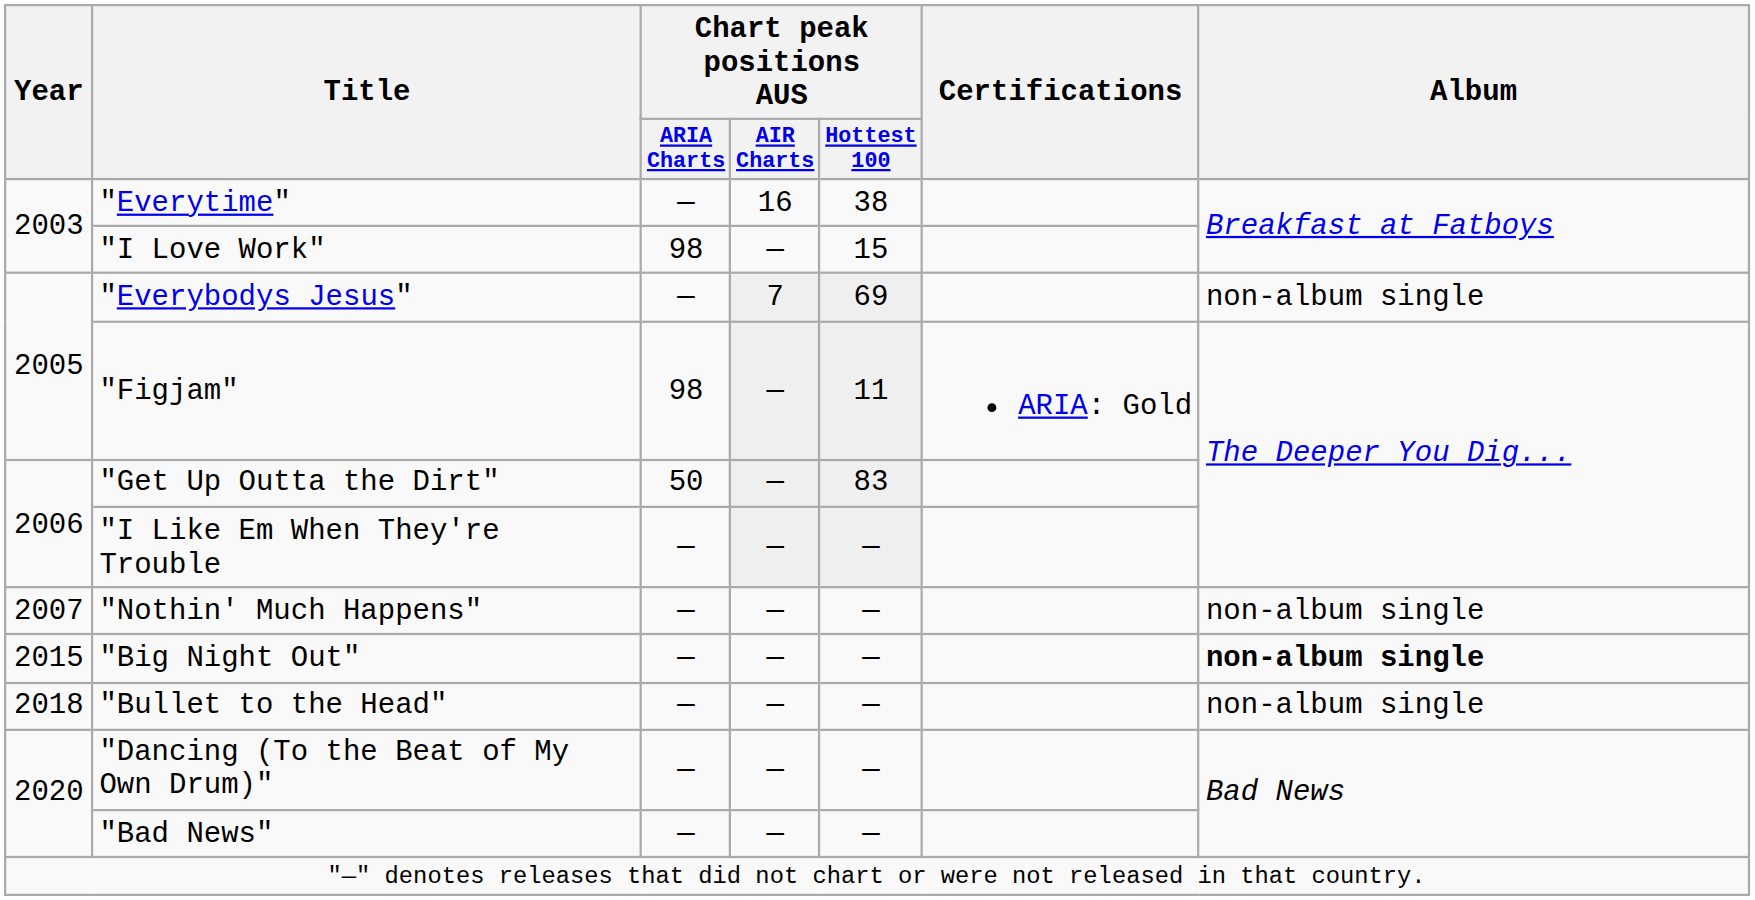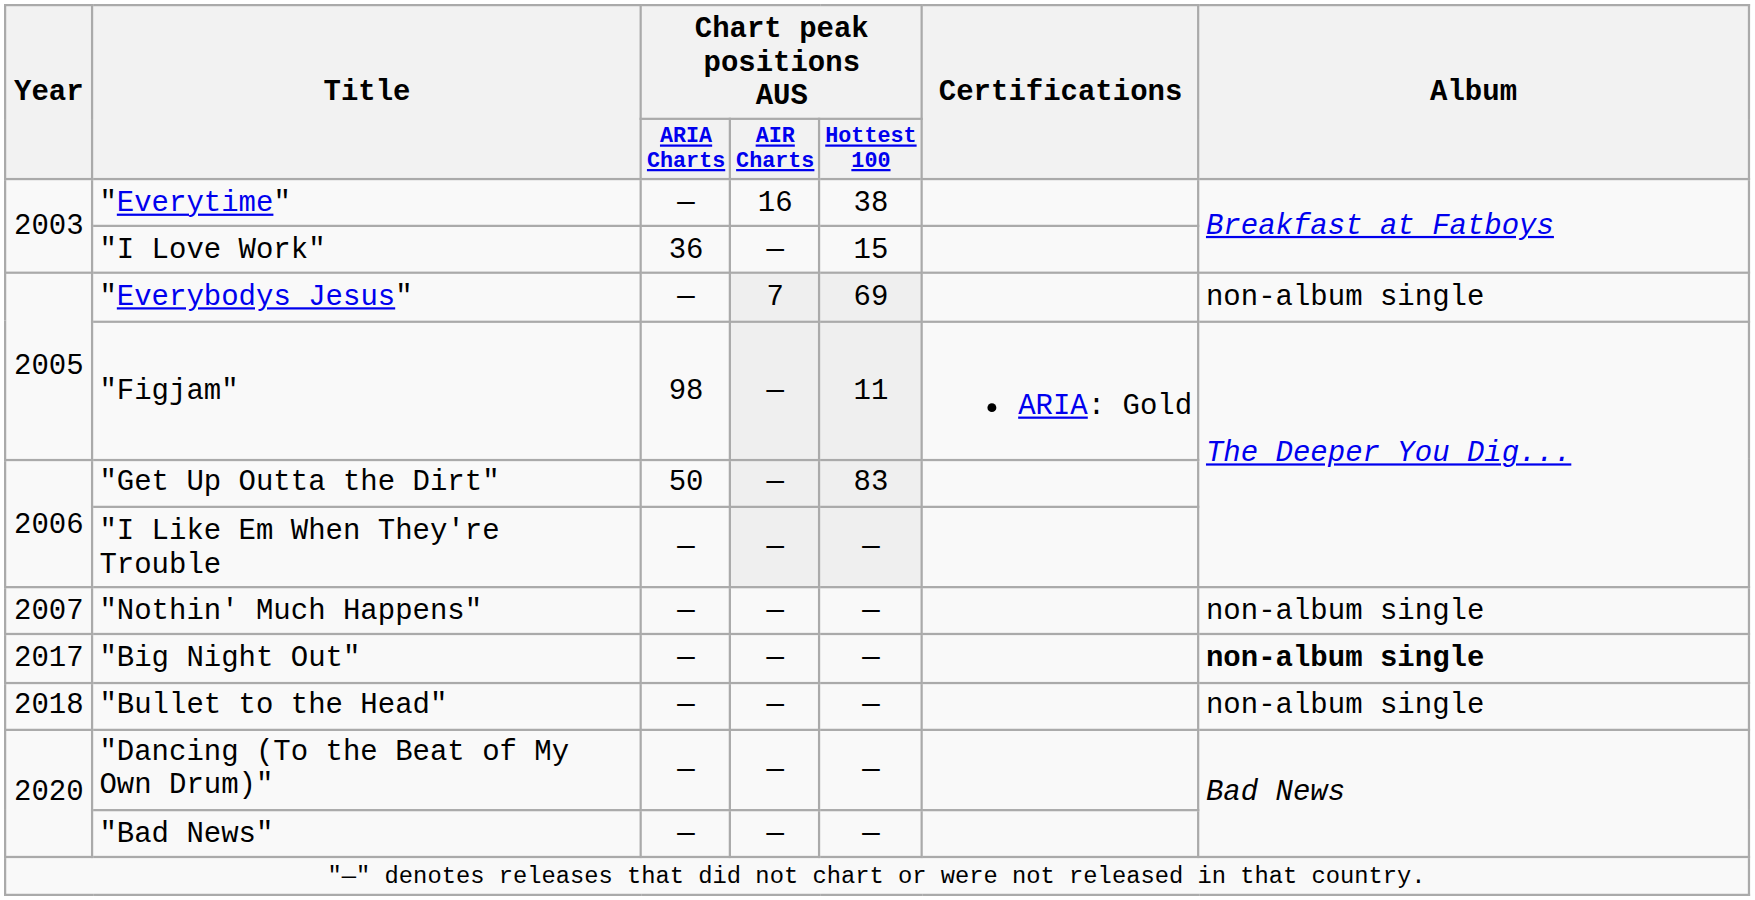(686, 250) 98 -> (686, 250) 36
(49, 658) 2015 -> (49, 658) 2017
